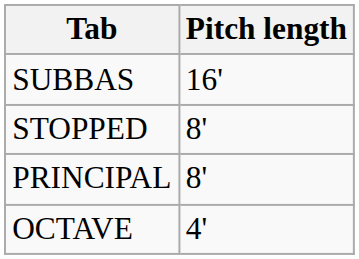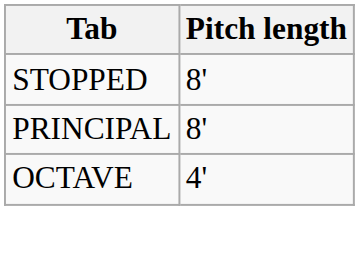- row: (73, 79)
